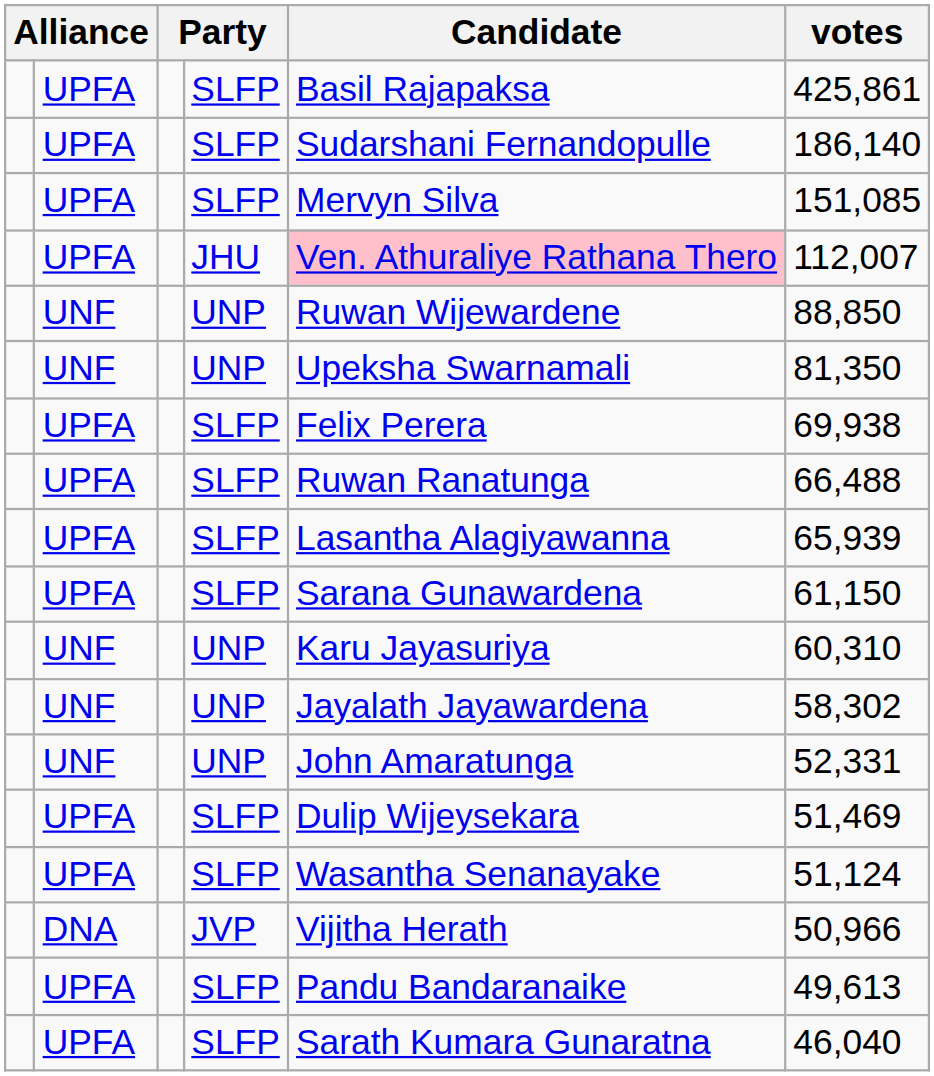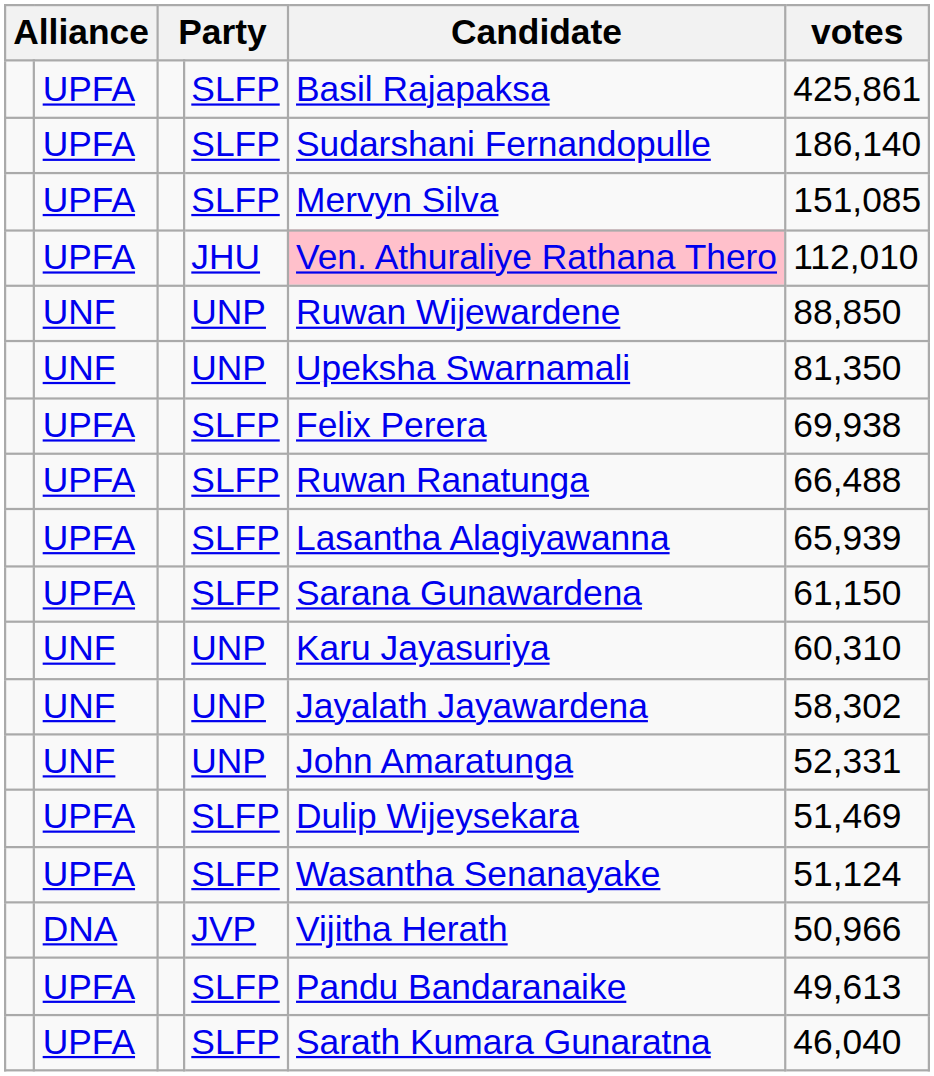(856, 256) 112,007 -> (856, 256) 112,010
